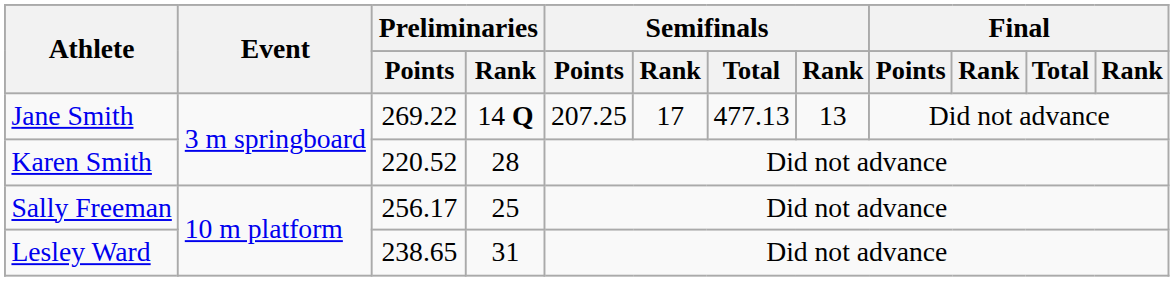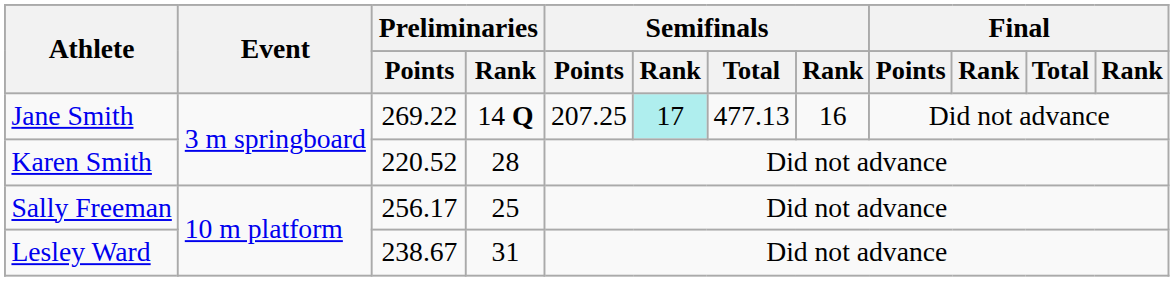(670, 116) no background -> (670, 116) paleturquoise background
(833, 116) 13 -> (833, 116) 16
(419, 253) 238.65 -> (419, 253) 238.67
